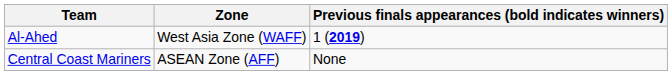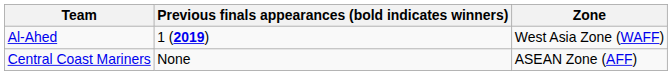columns swapped: (232, 15) <-> (488, 15)
